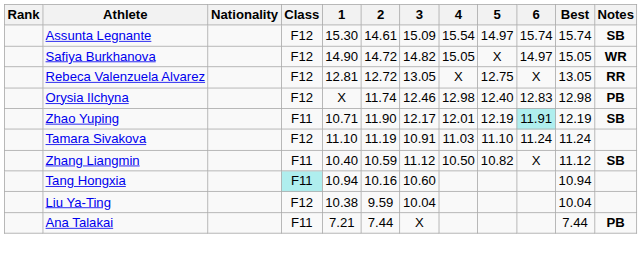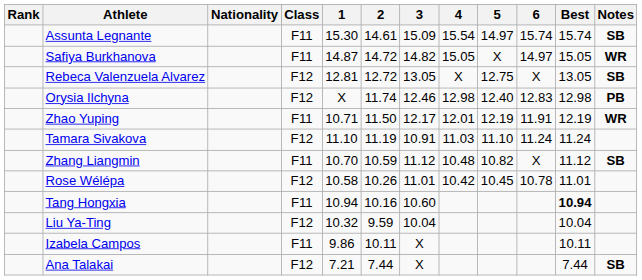(302, 35) F12 -> (302, 35) F11
(302, 56) F12 -> (302, 56) F11
(342, 56) 14.90 -> (342, 56) 14.87
(616, 77) RR -> (616, 77) SB
(381, 118) 11.90 -> (381, 118) 11.50
(536, 118) paleturquoise background -> (536, 118) no background
(616, 118) SB -> (616, 118) WR
(342, 160) 10.40 -> (342, 160) 10.70
(458, 160) 10.50 -> (458, 160) 10.48
+ row: (85, 181)
(302, 181) paleturquoise background -> (302, 202) no background
(575, 181) normal -> (575, 202) bold
(342, 202) 10.38 -> (342, 222) 10.32
+ row: (93, 243)
(302, 222) F11 -> (302, 264) F12
(616, 222) PB -> (616, 264) SB
